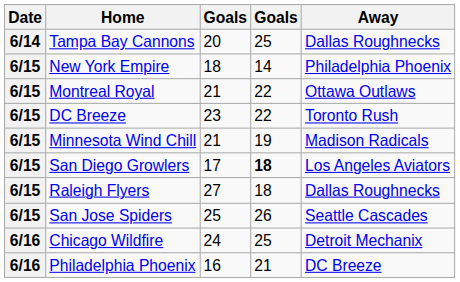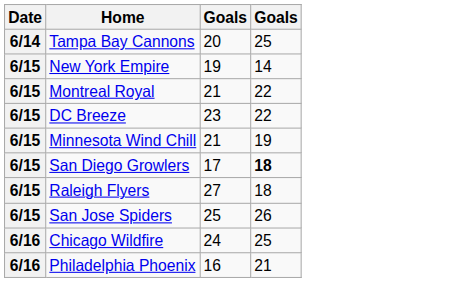- column: (378, 17)
(212, 67) 18 -> (212, 67) 19
